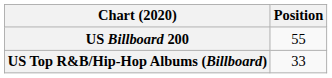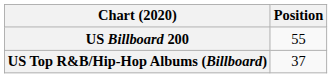(298, 61) 33 -> (298, 61) 37
